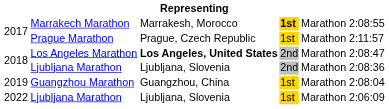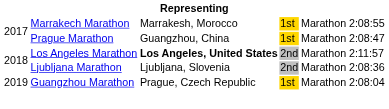(288, 23) bold -> (288, 23) normal
(198, 38) Prague, Czech Republic -> (185, 38) Guangzhou, China
(366, 38) 2:11:57 -> (367, 38) 2:08:47
(367, 53) 2:08:47 -> (366, 53) 2:11:57
(185, 82) Guangzhou, China -> (198, 82) Prague, Czech Republic
- row: (16, 97)
